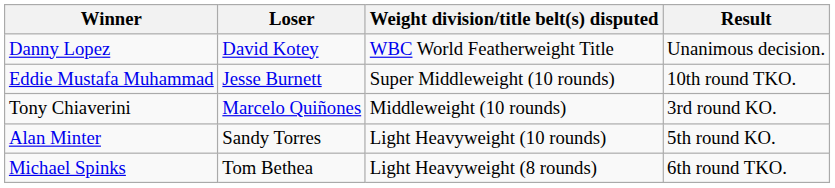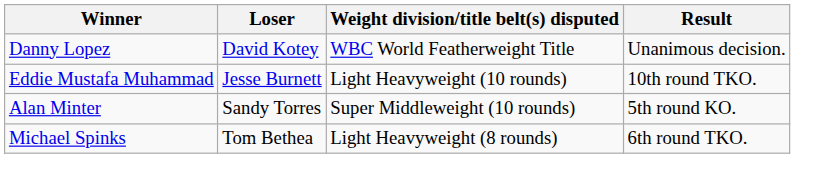(492, 78) Super Middleweight (10 rounds) -> (449, 78) Light Heavyweight (10 rounds)
- row: (70, 108)
(488, 138) Light Heavyweight (10 rounds) -> (453, 108) Super Middleweight (10 rounds)
